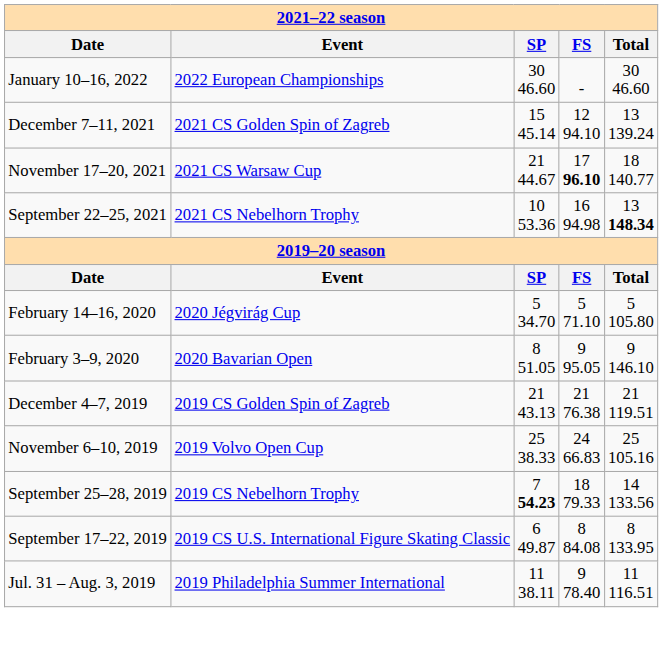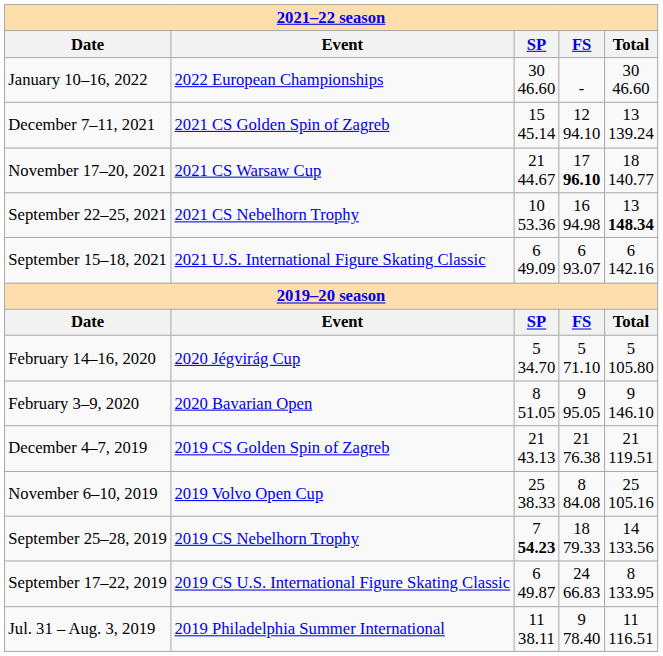+ row: (88, 260)
(582, 448) 24 66.83 -> (582, 493) 8 84.08
(582, 538) 8 84.08 -> (582, 583) 24 66.83
